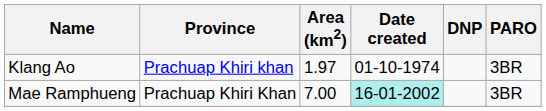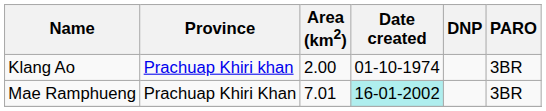(320, 67) 1.97 -> (320, 67) 2.00
(320, 93) 7.00 -> (320, 93) 7.01
